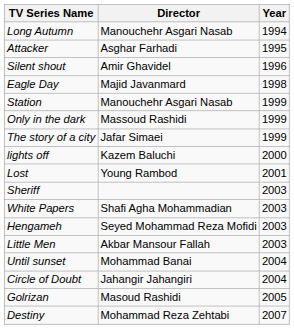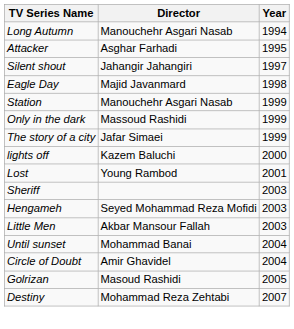(136, 66) Amir Ghavidel -> (146, 66) Jahangir Jahangiri
(274, 66) 1996 -> (274, 66) 1997
- row: (41, 208)
(146, 279) Jahangir Jahangiri -> (136, 262) Amir Ghavidel
